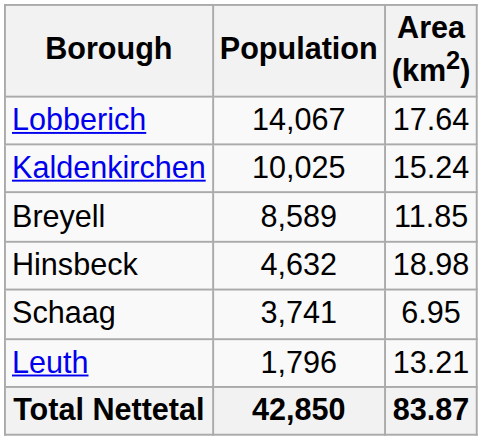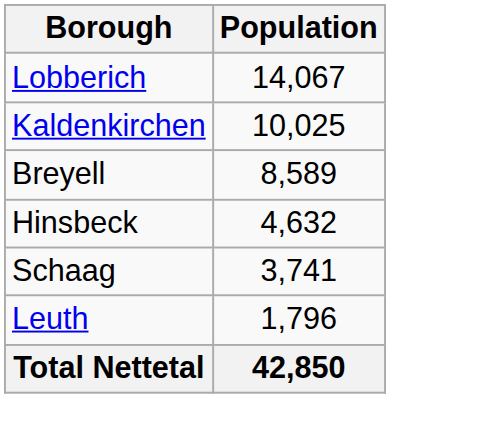- column: (431, 50)
